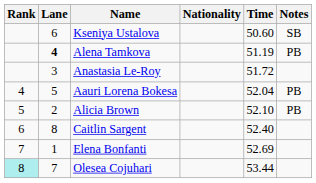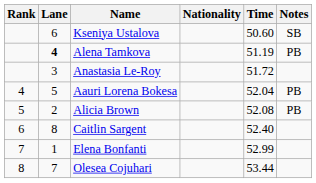(260, 110) 52.10 -> (260, 110) 52.08
(260, 149) 52.69 -> (260, 149) 52.99
(21, 168) paleturquoise background -> (21, 168) no background
